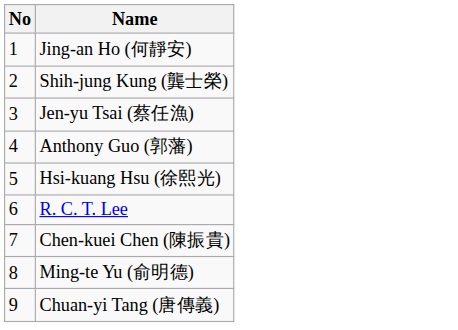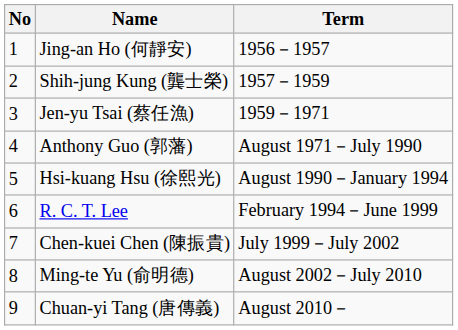+ column: (343, 18)
